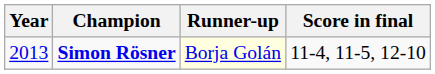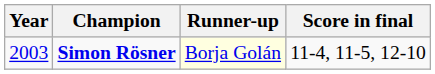(29, 53) 2013 -> (29, 53) 2003
